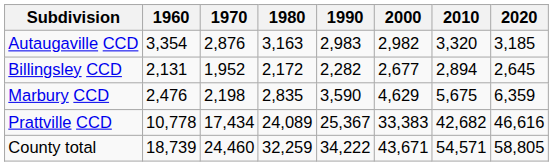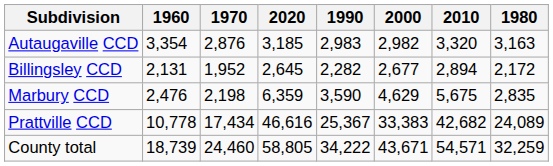columns swapped: (287, 17) <-> (519, 17)
